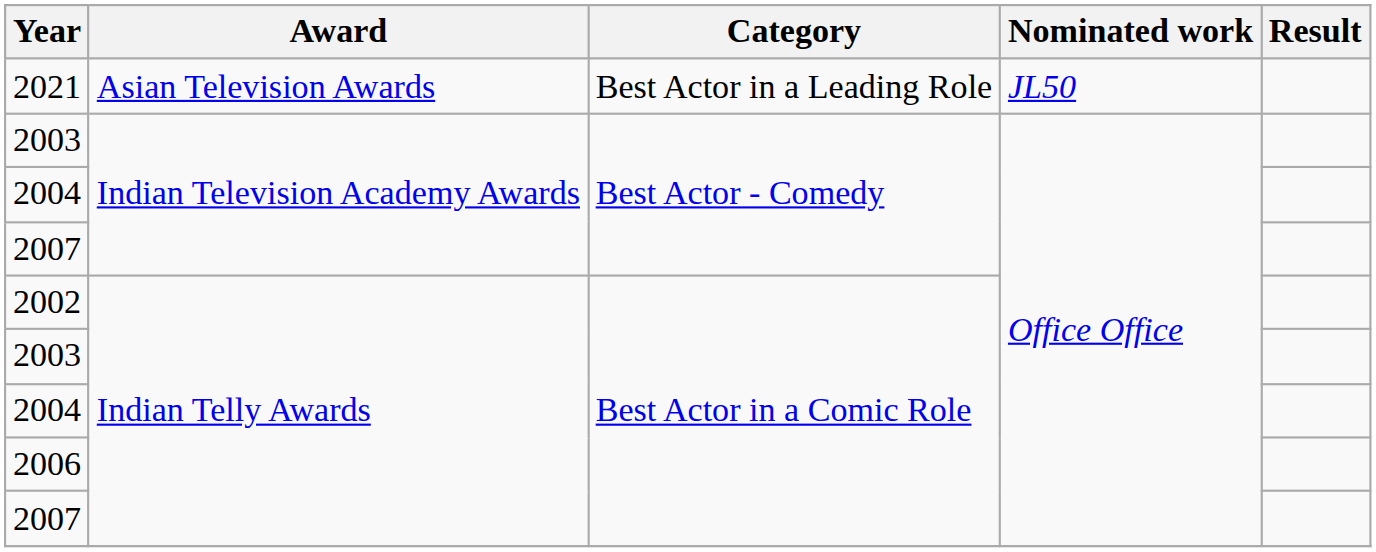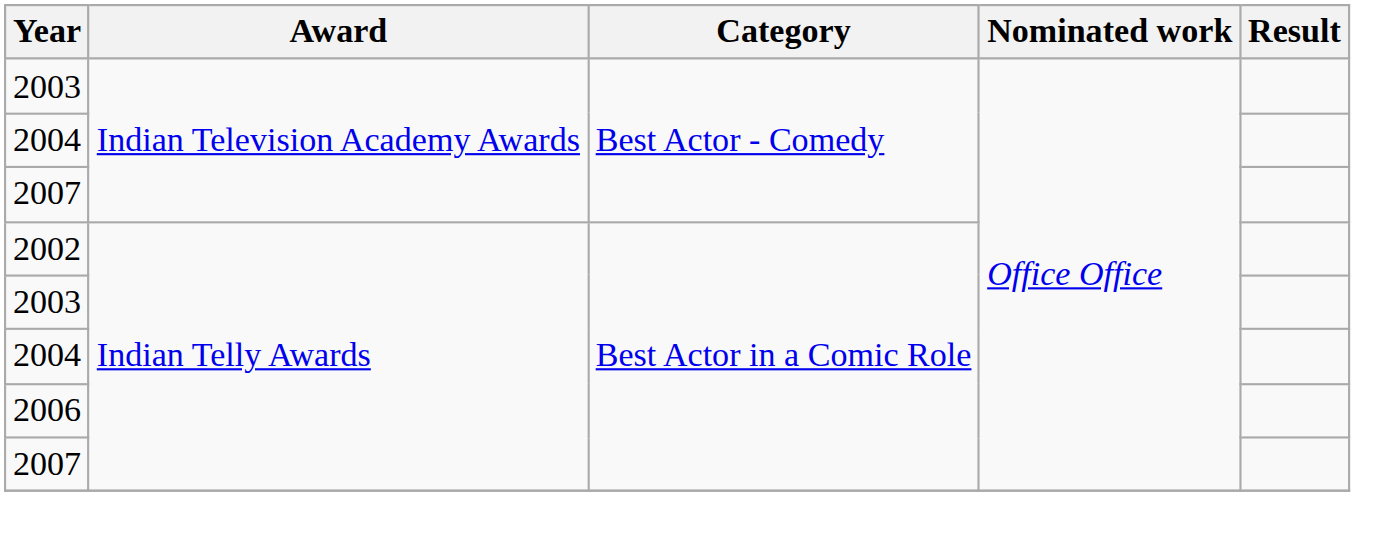- row: (47, 85)
